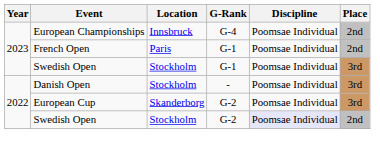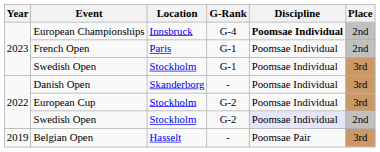(295, 31) normal -> (297, 31) bold
(173, 84) Stockholm -> (177, 84) Skanderborg
(177, 102) Skanderborg -> (173, 102) Stockholm
+ row: (63, 138)
